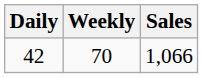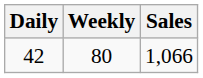(102, 55) 70 -> (102, 55) 80
